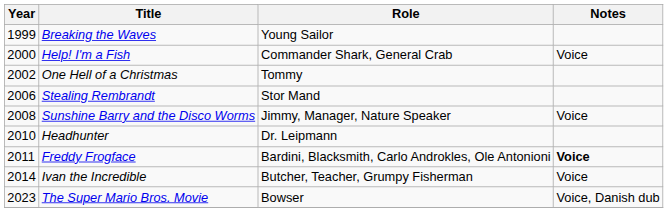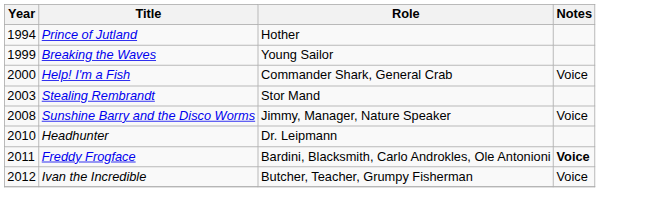+ row: (89, 34)
- row: (110, 75)
(22, 95) 2006 -> (22, 95) 2003
(22, 177) 2014 -> (22, 177) 2012
- row: (125, 197)
